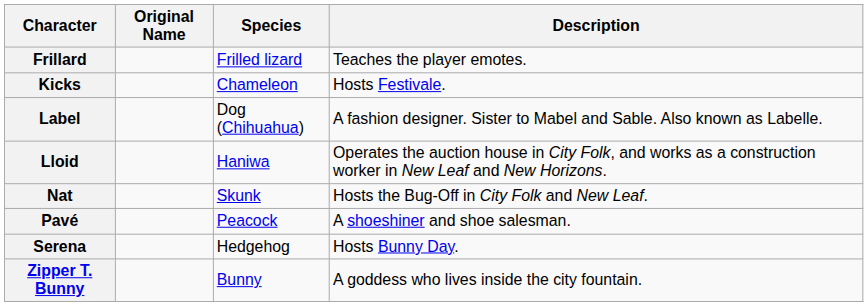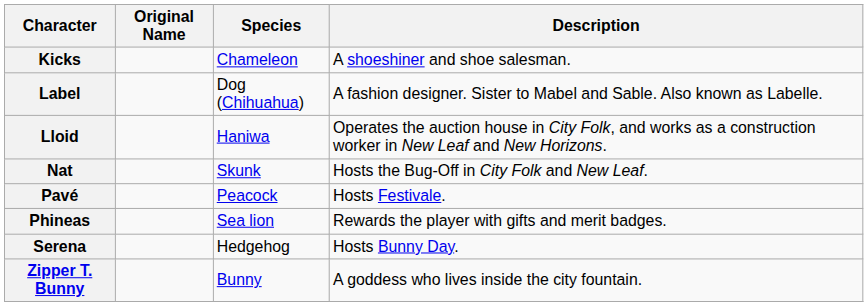- row: (60, 60)
(389, 85) Hosts Festivale. -> (452, 60) A shoeshiner and shoe salesman.
(452, 221) A shoeshiner and shoe salesman. -> (389, 196) Hosts Festivale.
+ row: (60, 221)
